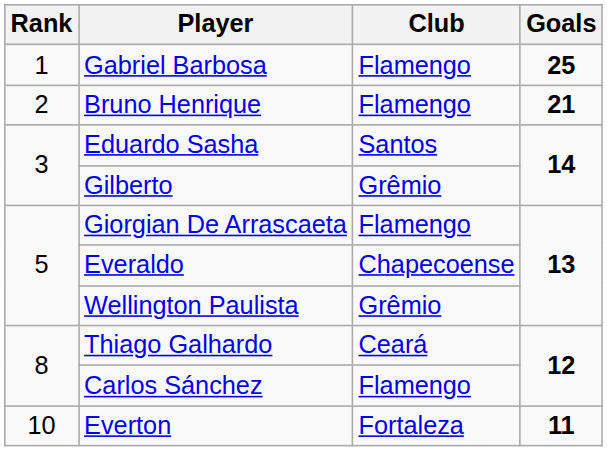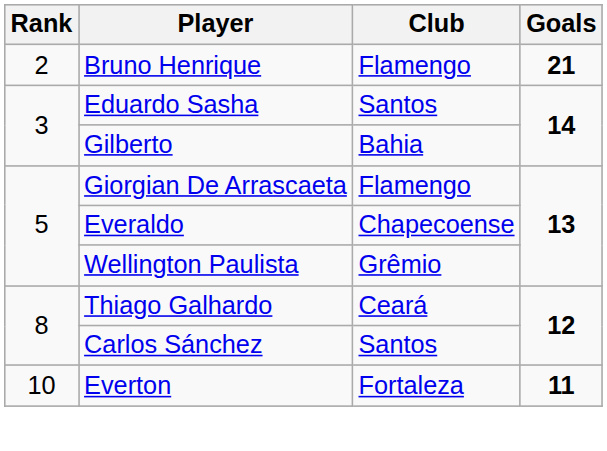- row: (175, 64)
(400, 184) Grêmio -> (391, 144) Bahia
(415, 385) Flamengo -> (398, 345) Santos
